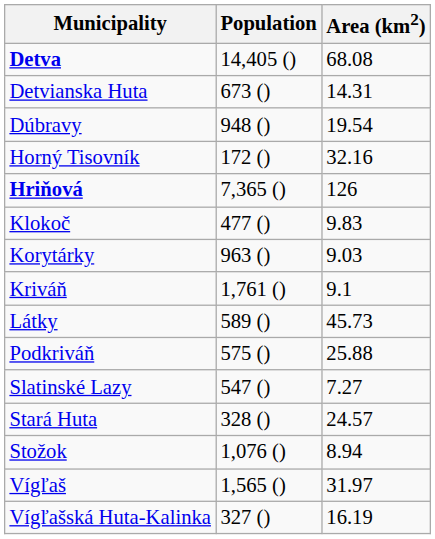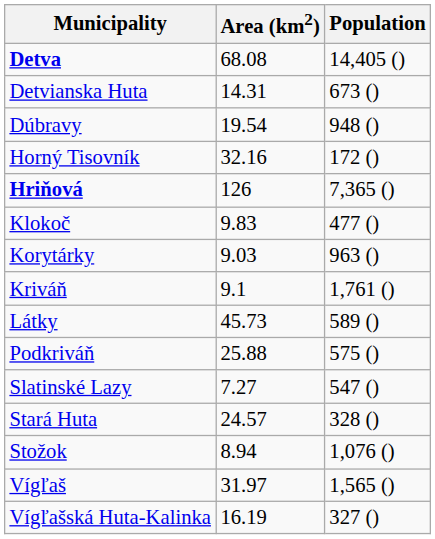columns swapped: (376, 23) <-> (269, 23)
